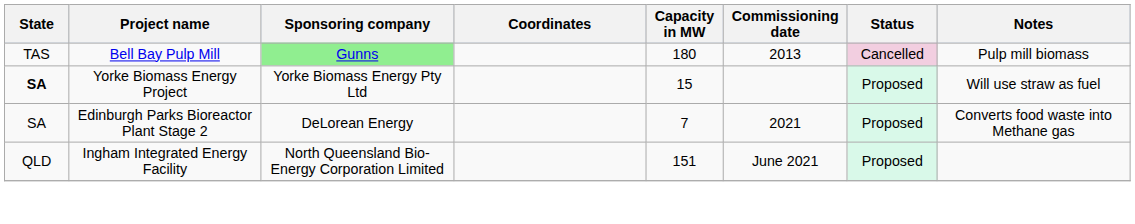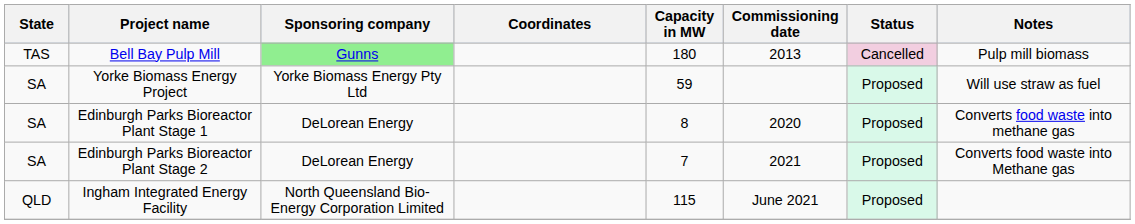(37, 85) bold -> (37, 85) normal
(684, 85) 15 -> (684, 85) 59
+ row: (165, 123)
(684, 162) 151 -> (684, 200) 115
